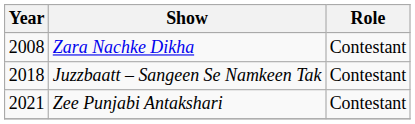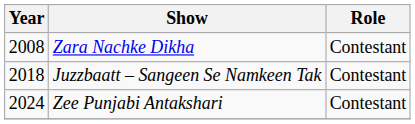(27, 103) 2021 -> (27, 103) 2024
